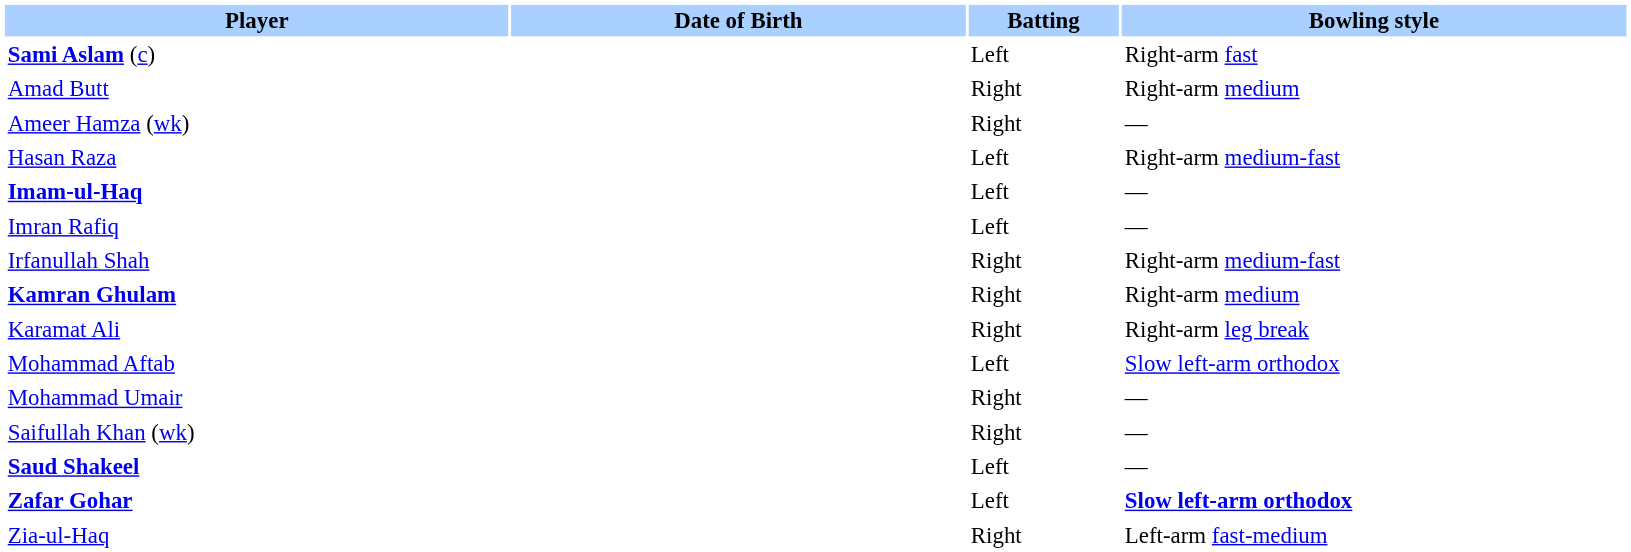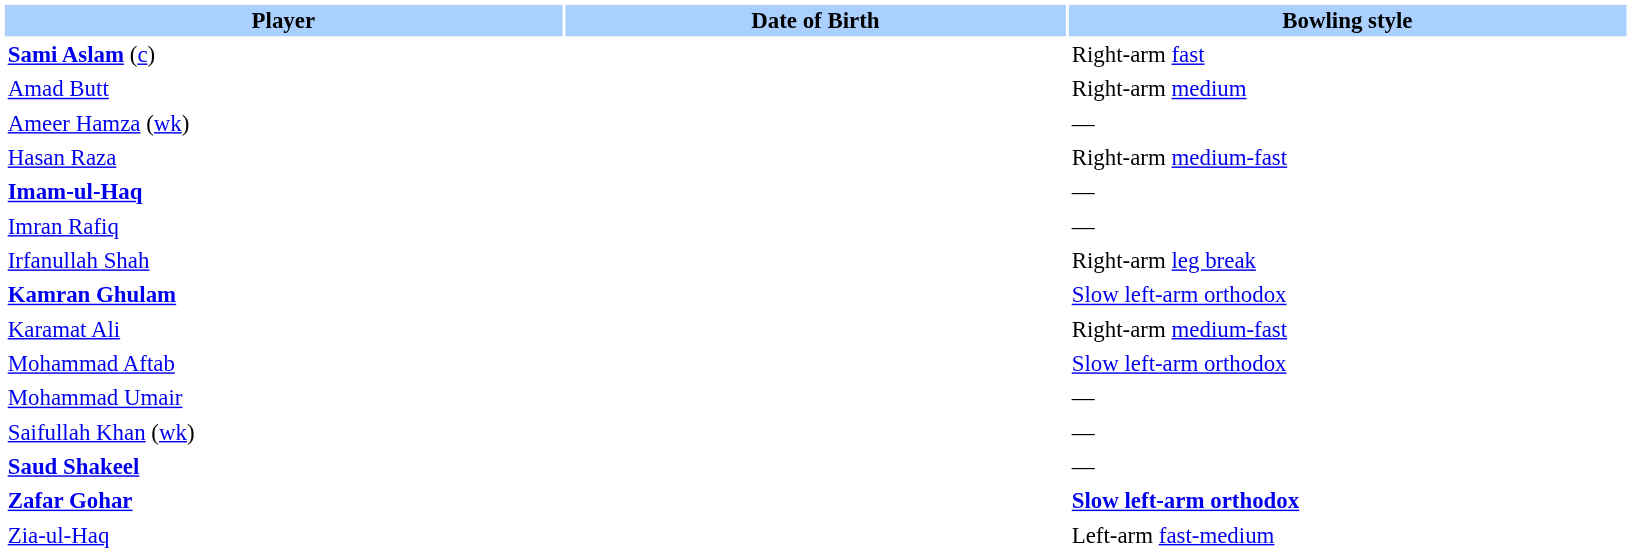- column: (1044, 20)
(1233, 260) Right-arm medium-fast -> (1164, 260) Right-arm leg break
(1212, 294) Right-arm medium -> (1179, 294) Slow left-arm orthodox
(1217, 329) Right-arm leg break -> (1179, 329) Right-arm medium-fast
